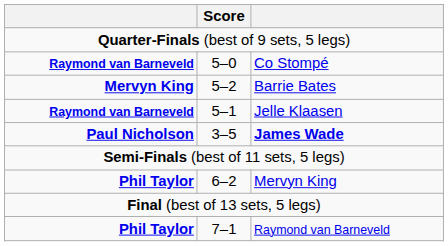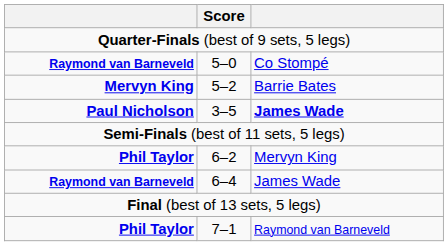- row: (224, 110)
+ row: (224, 181)
